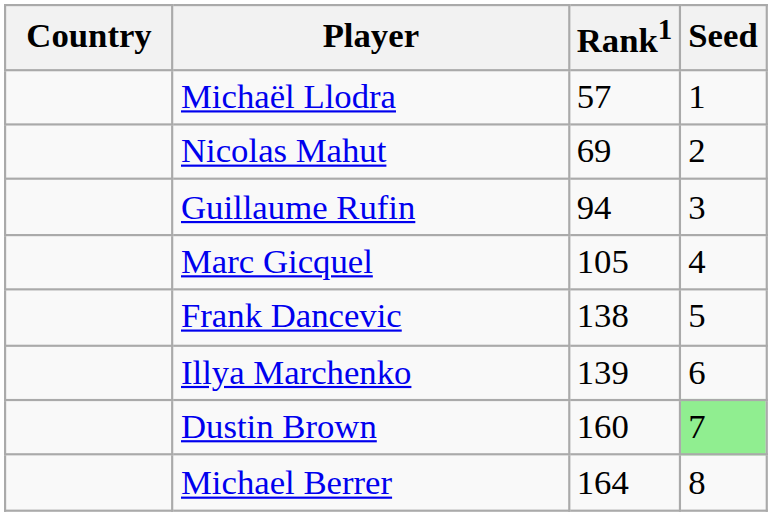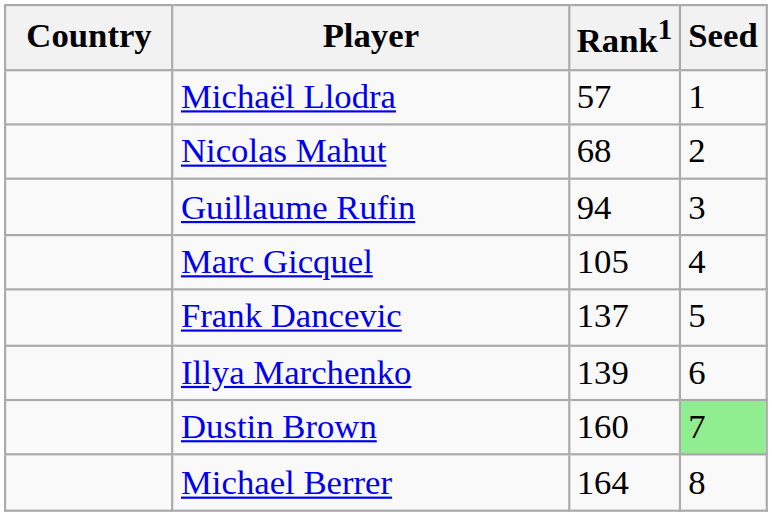(594, 151) 69 -> (594, 151) 68
(603, 316) 138 -> (603, 316) 137
